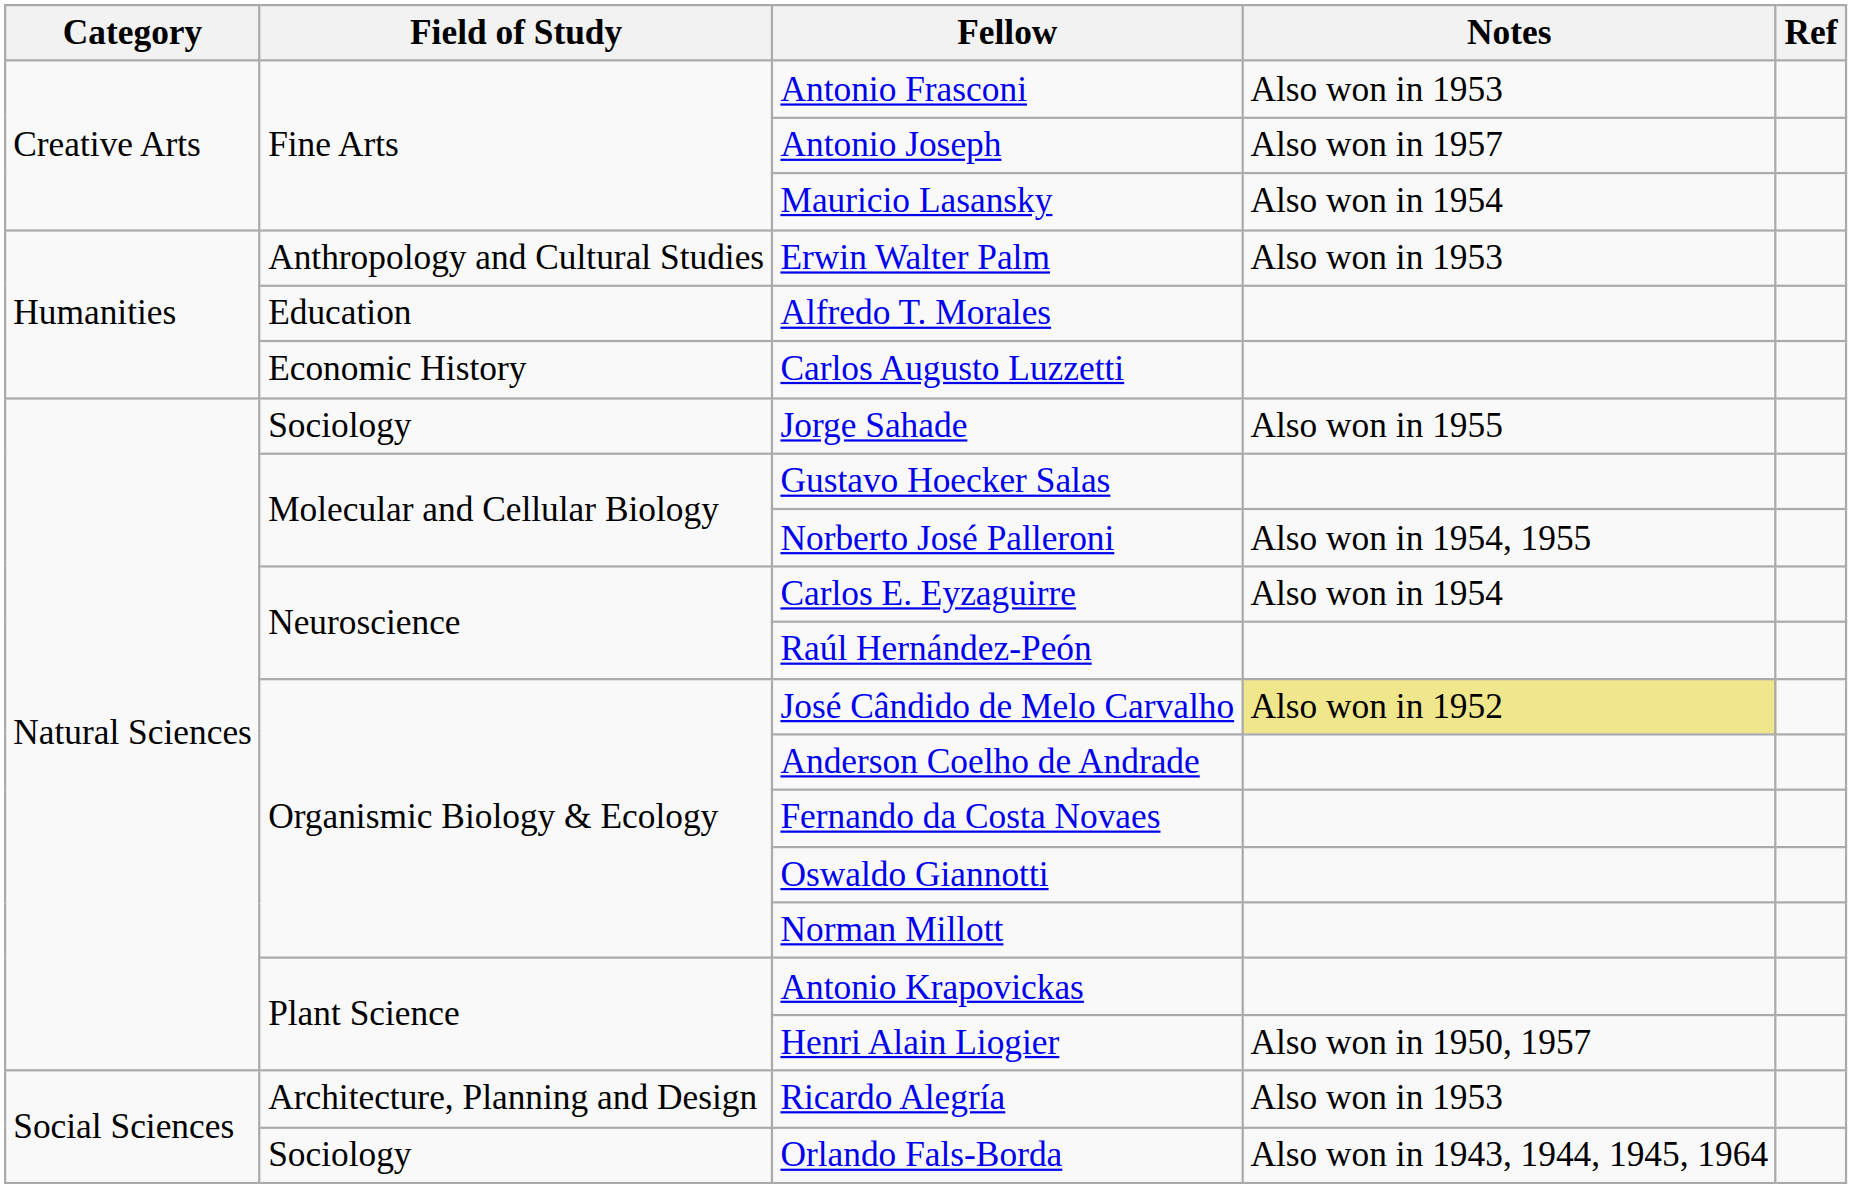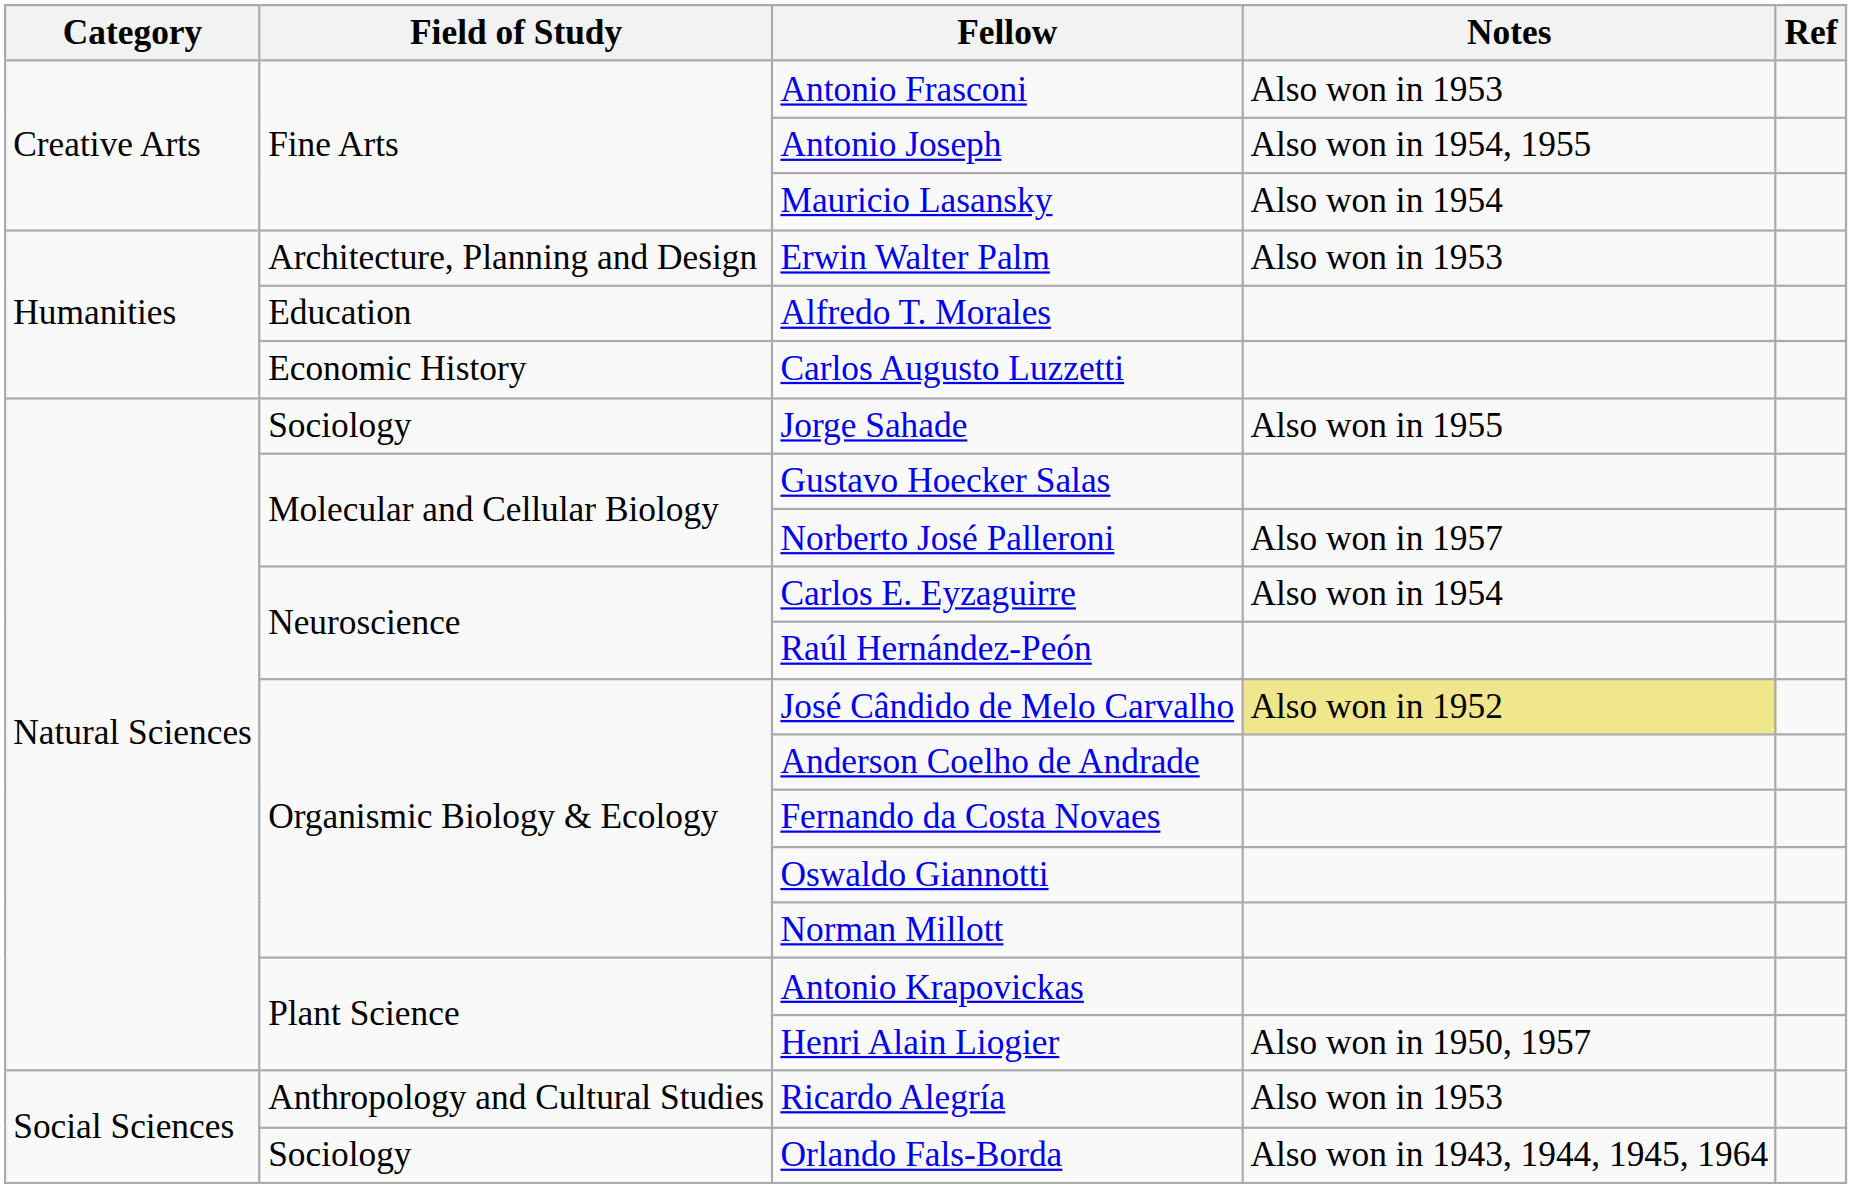(1377, 144) Also won in 1957 -> (1421, 144) Also won in 1954, 1955
(516, 256) Anthropology and Cultural Studies -> (513, 256) Architecture, Planning and Design
(1421, 537) Also won in 1954, 1955 -> (1377, 537) Also won in 1957
(513, 1098) Architecture, Planning and Design -> (516, 1098) Anthropology and Cultural Studies
